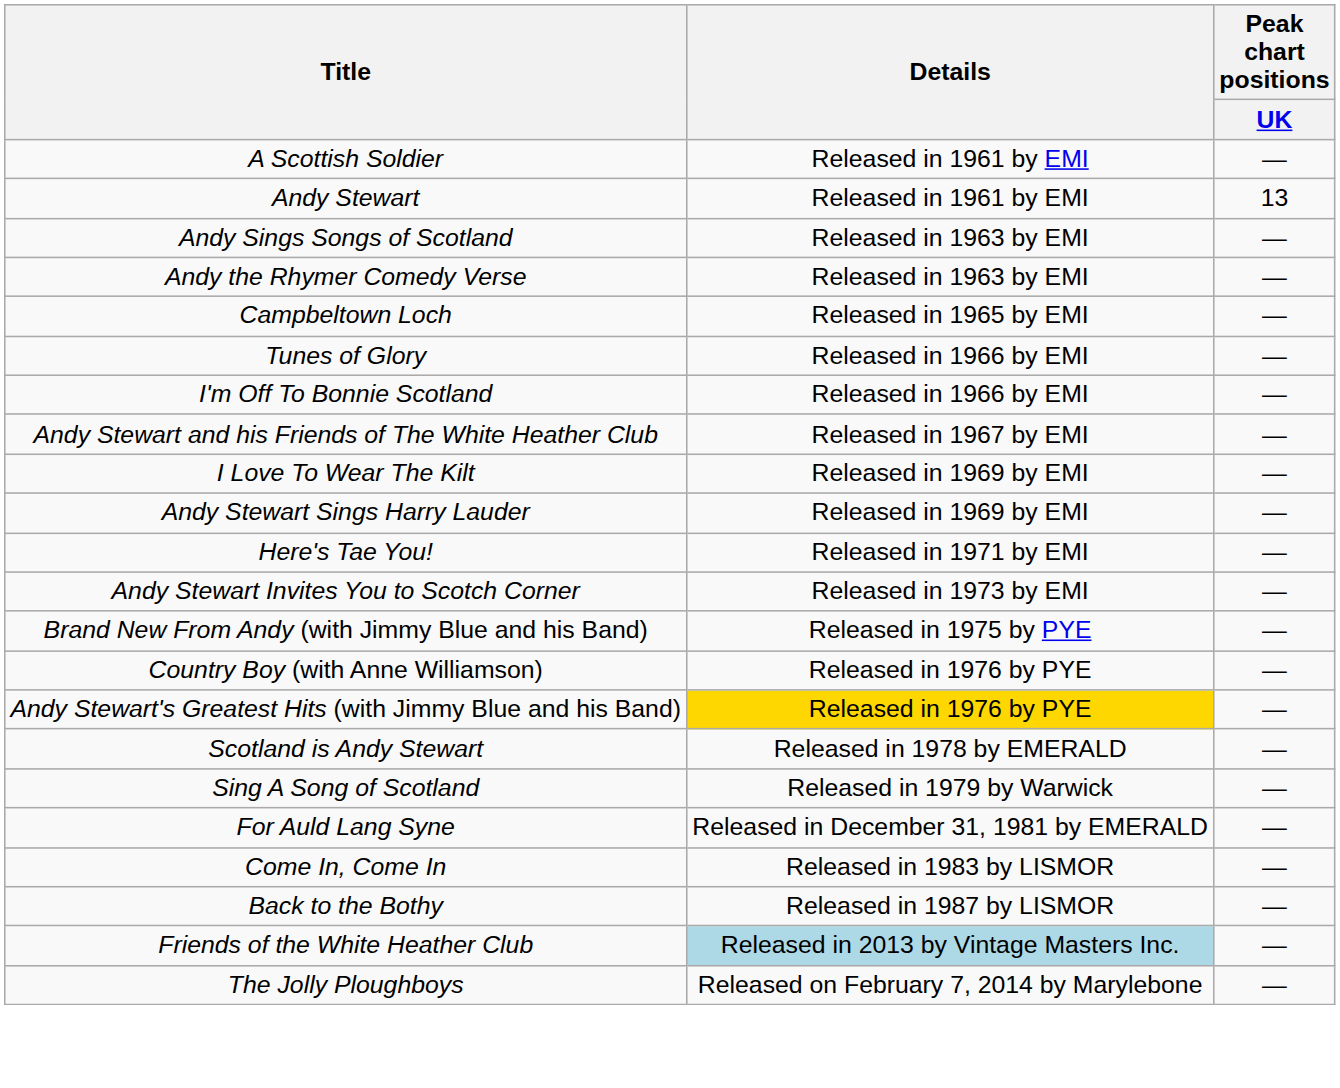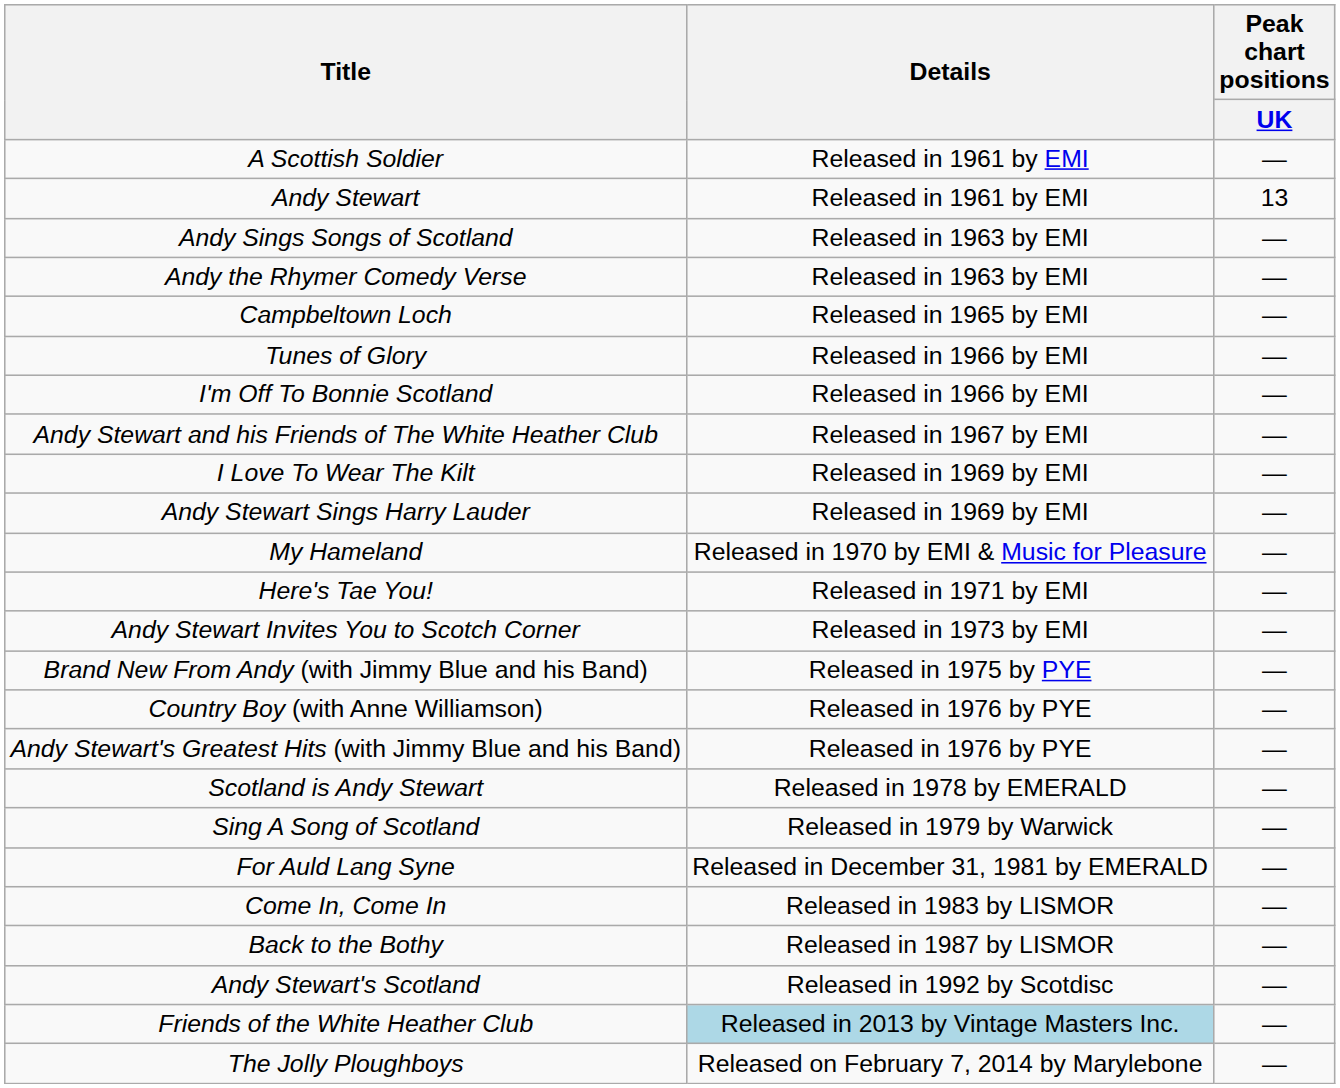+ row: (346, 551)
(950, 709) gold background -> (950, 748) no background
+ row: (346, 984)
